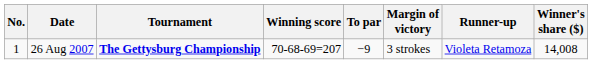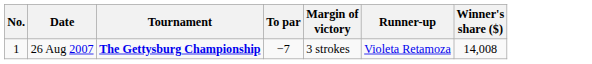- column: (304, 21)
(364, 49) −9 -> (283, 49) −7
